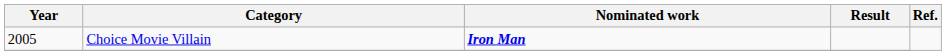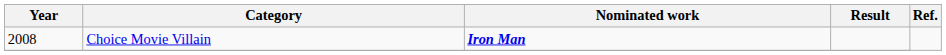(22, 38) 2005 -> (22, 38) 2008
